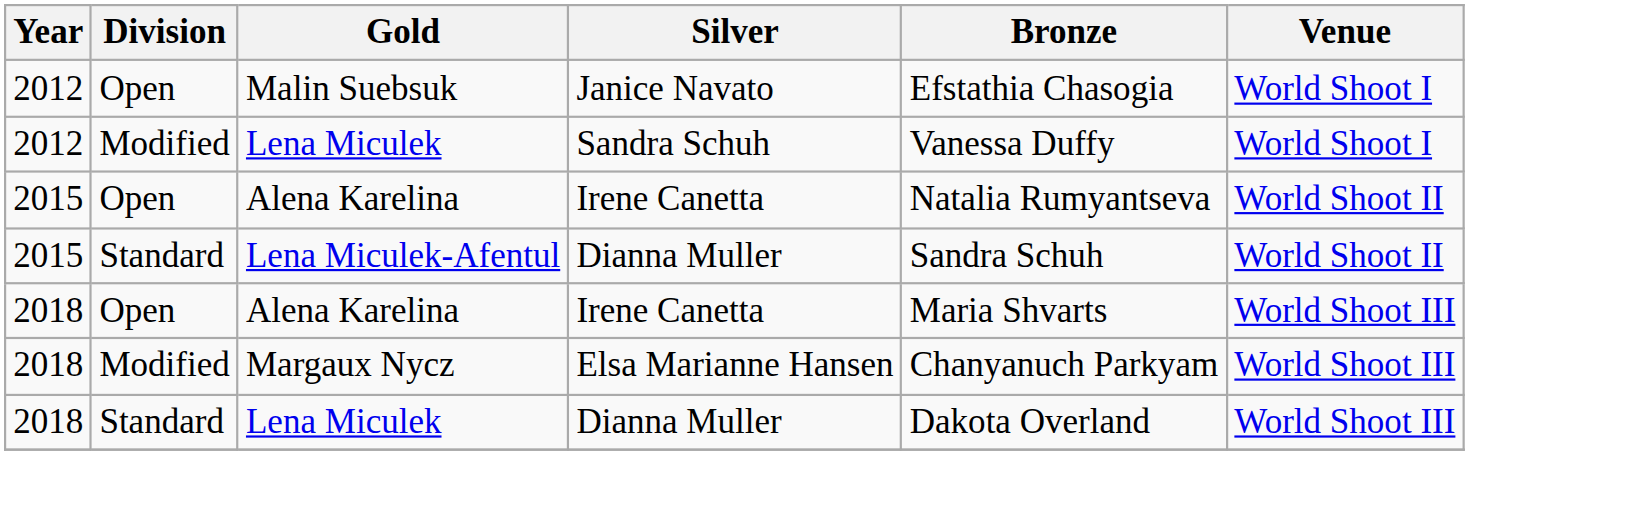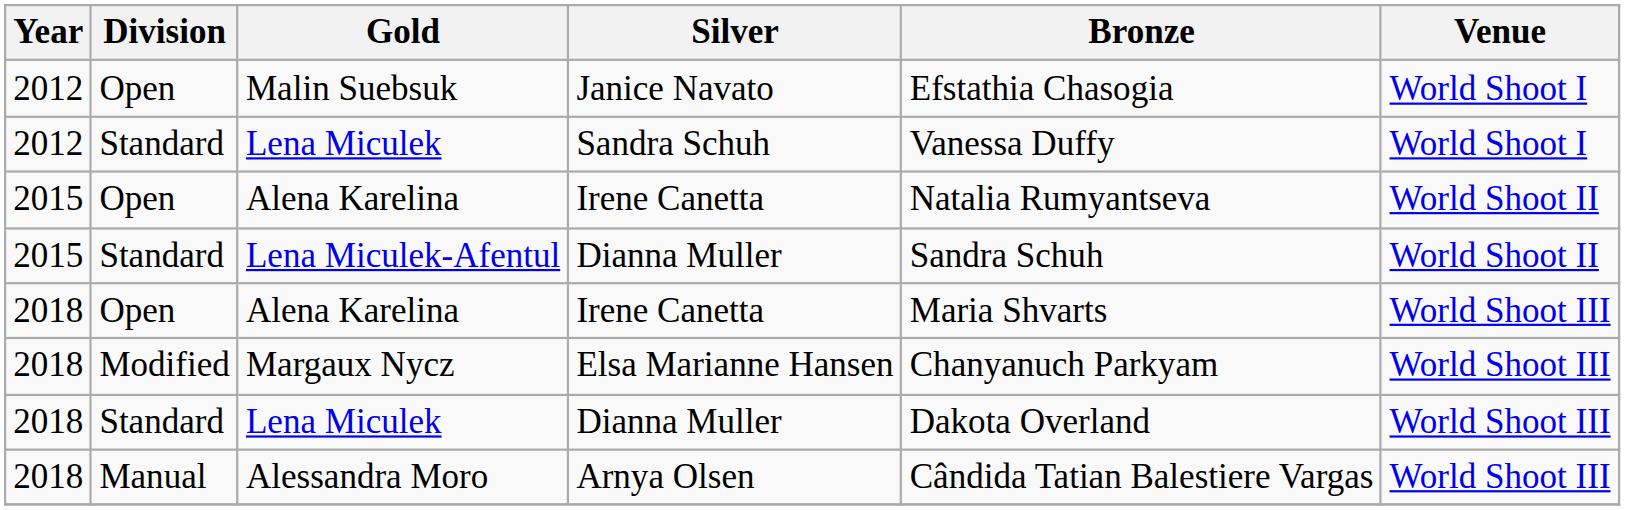(165, 143) Modified -> (162, 143) Standard
+ row: (48, 476)
